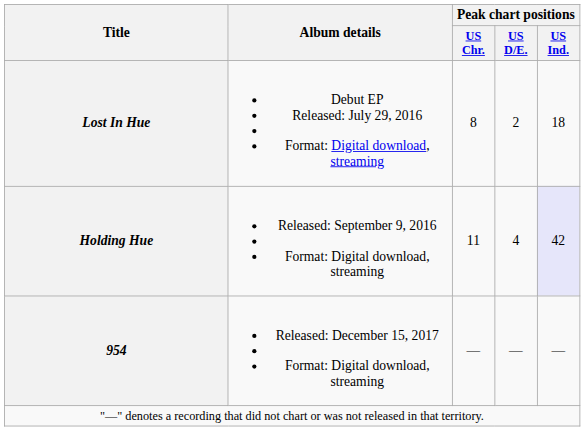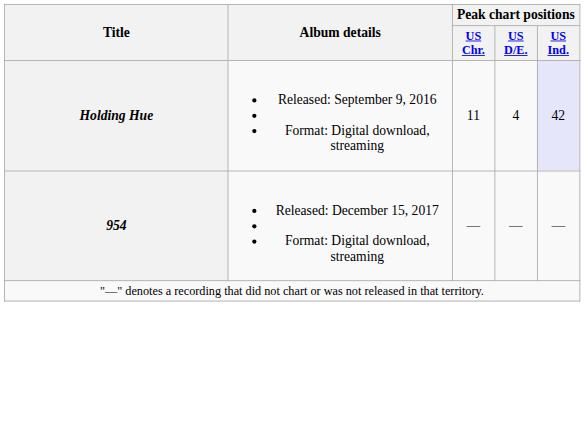- row: (116, 123)
